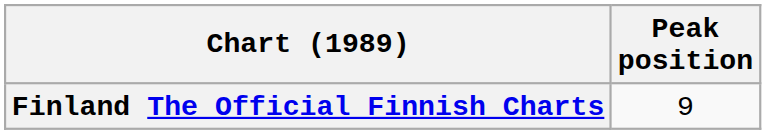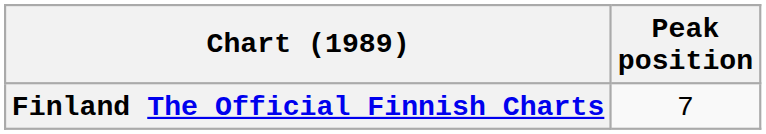(685, 107) 9 -> (685, 107) 7
